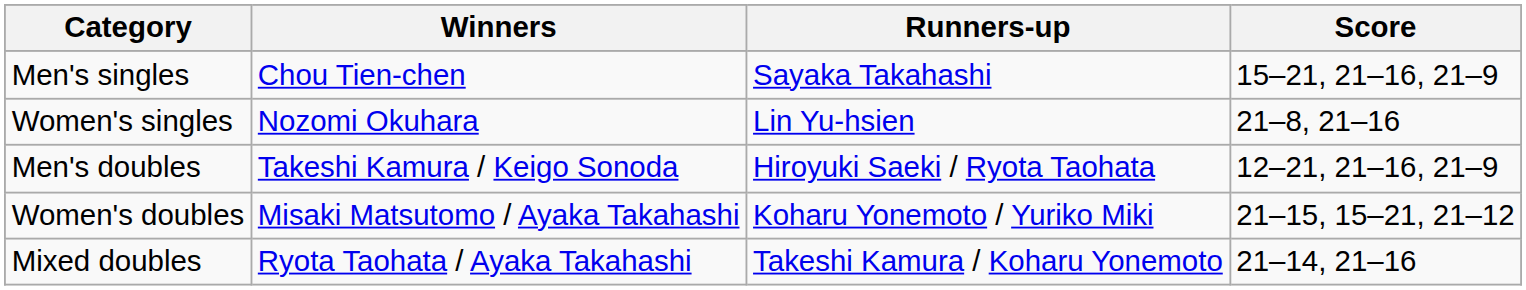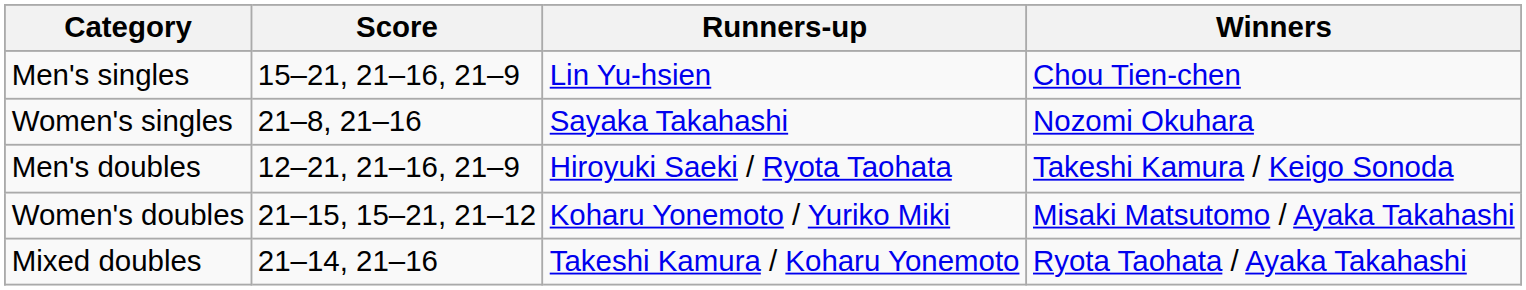columns swapped: (499, 27) <-> (1375, 27)
(872, 74) Sayaka Takahashi -> (630, 74) Lin Yu-hsien
(834, 121) Lin Yu-hsien -> (669, 121) Sayaka Takahashi
